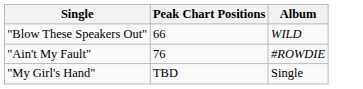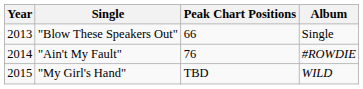+ column: (20, 14)
(286, 34) WILD -> (318, 34) Single
(287, 73) Single -> (317, 73) WILD
